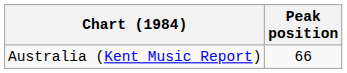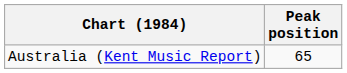(303, 57) 66 -> (303, 57) 65
